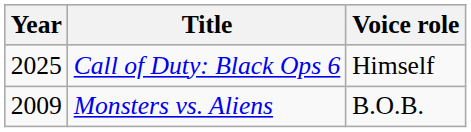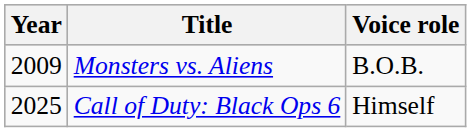rows swapped: (173, 106) <-> (207, 65)
